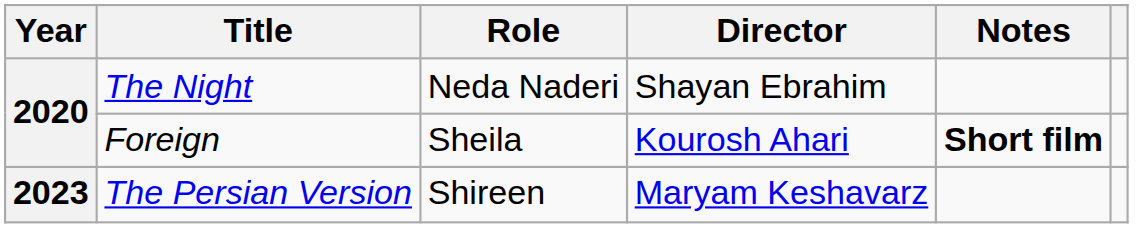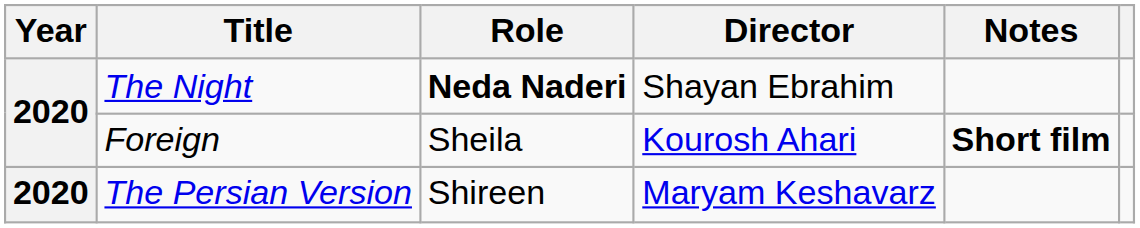(523, 85) normal -> (527, 85) bold
(51, 193) 2023 -> (51, 193) 2020
